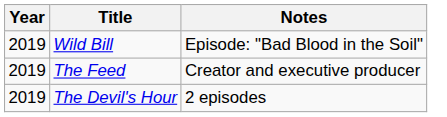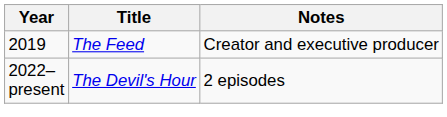- row: (83, 44)
(27, 97) 2019 -> (36, 80) 2022–present
